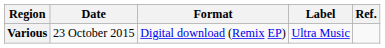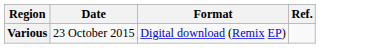- column: (321, 14)
